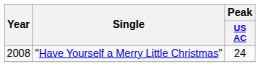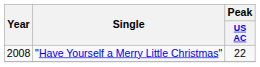(240, 53) 24 -> (240, 53) 22
